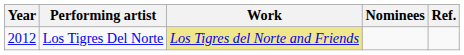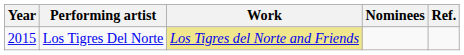(22, 38) 2012 -> (22, 38) 2015
